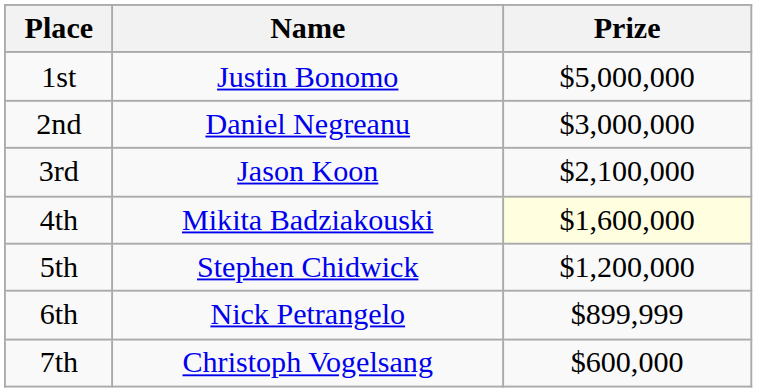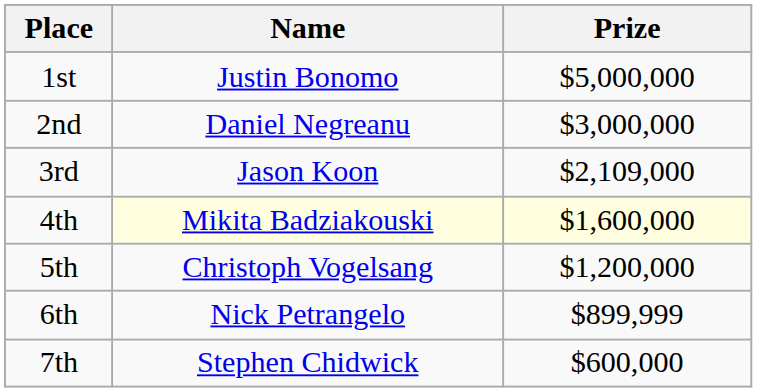(627, 171) $2,100,000 -> (627, 171) $2,109,000
(308, 219) no background -> (308, 219) lightyellow background
(308, 266) Stephen Chidwick -> (308, 266) Christoph Vogelsang
(308, 362) Christoph Vogelsang -> (308, 362) Stephen Chidwick
